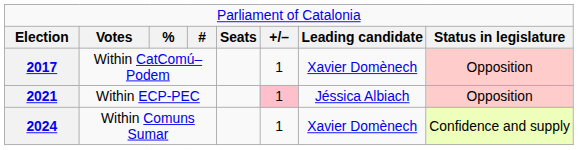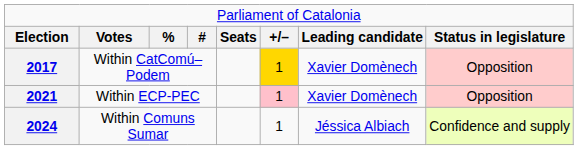(279, 67) no background -> (279, 67) gold background
(362, 97) Jéssica Albiach -> (362, 97) Xavier Domènech
(362, 126) Xavier Domènech -> (362, 126) Jéssica Albiach
